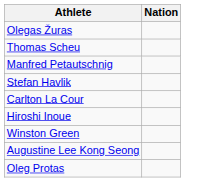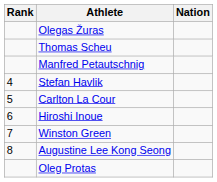+ column: (20, 13)
